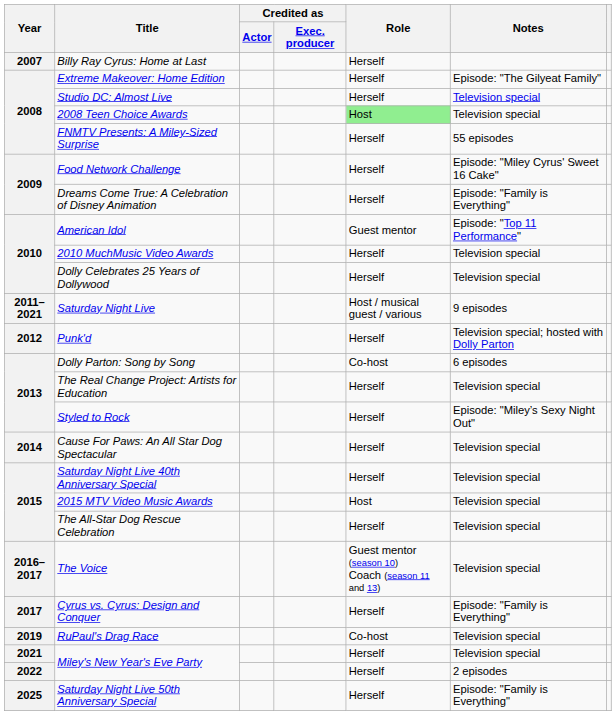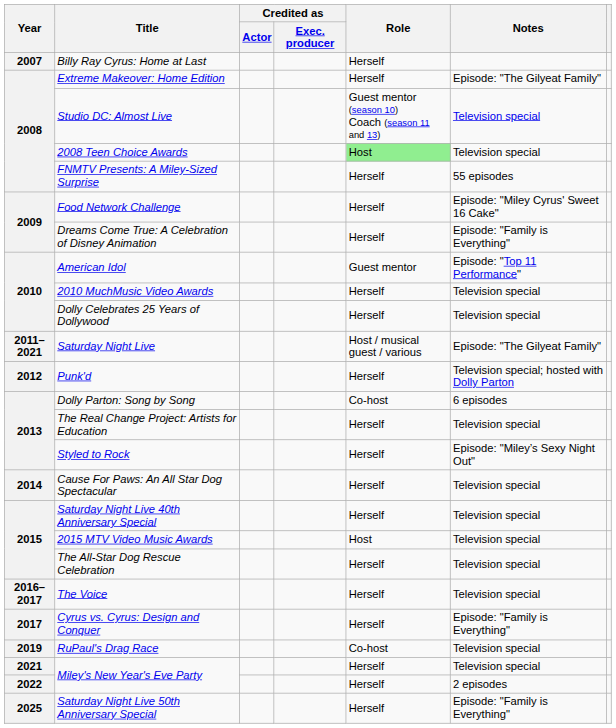(366, 97) Herself -> (389, 115) Guest mentor (season 10) Coach (season 11 and 13)
(480, 308) 9 episodes -> (527, 346) Episode: "The Gilyeat Family"
(389, 569) Guest mentor (season 10) Coach (season 11 and 13) -> (366, 594) Herself
